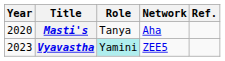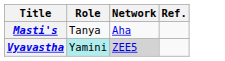- column: (20, 13)
(155, 47) no background -> (125, 47) lightgrey background
